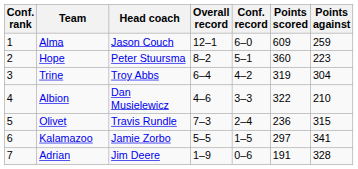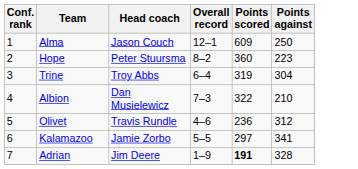- column: (251, 19)
(322, 42) 259 -> (283, 42) 250
(202, 99) 4–6 -> (202, 99) 7–3
(202, 122) 7–3 -> (202, 122) 4–6
(322, 122) 315 -> (283, 122) 312
(282, 156) normal -> (243, 156) bold
